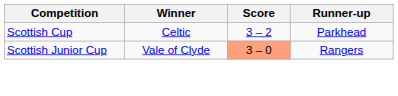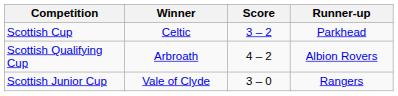+ row: (55, 56)
(259, 50) lightsalmon background -> (259, 81) no background
